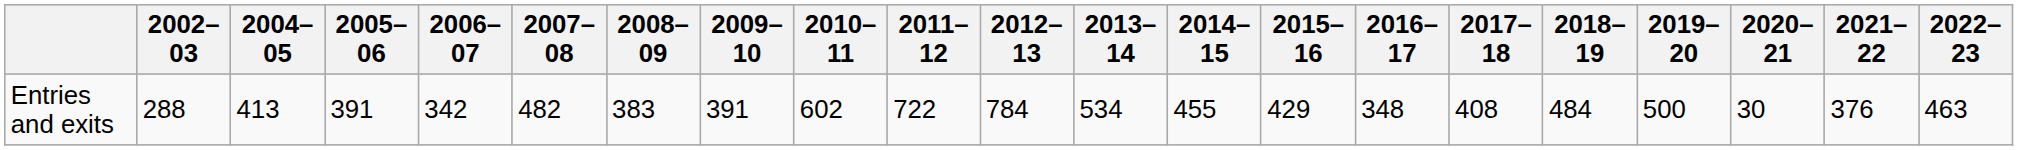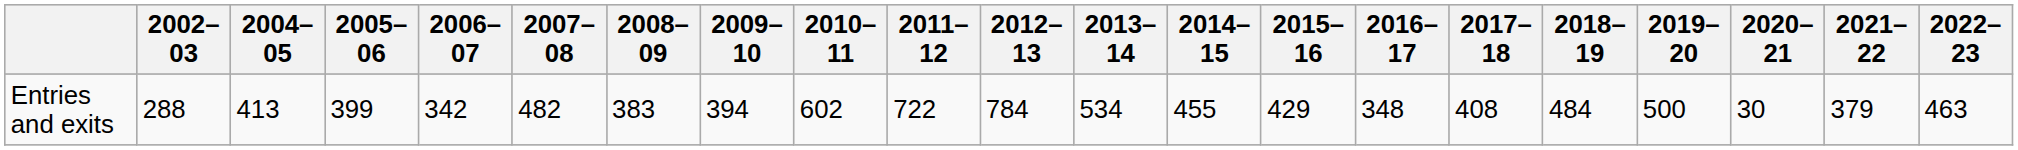(352, 109) 391 -> (352, 109) 399
(727, 109) 391 -> (727, 109) 394
(1852, 109) 376 -> (1852, 109) 379
